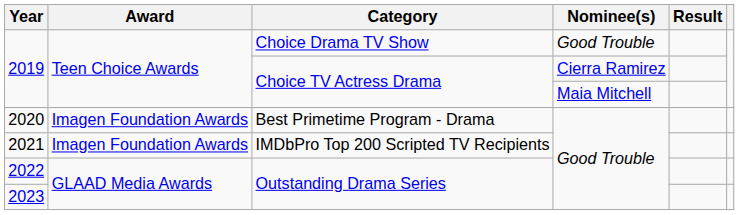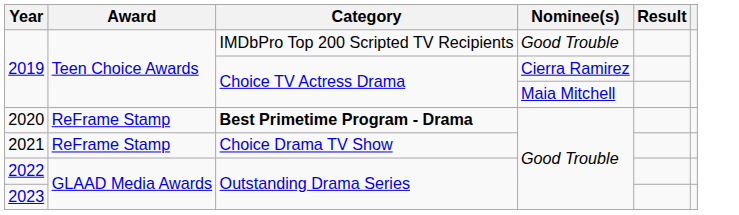(342, 42) Choice Drama TV Show -> (367, 42) IMDbPro Top 200 Scripted TV Recipients
(150, 119) Imagen Foundation Awards -> (111, 119) ReFrame Stamp
(375, 119) normal -> (346, 119) bold
(150, 145) Imagen Foundation Awards -> (111, 145) ReFrame Stamp
(403, 145) IMDbPro Top 200 Scripted TV Recipients -> (306, 145) Choice Drama TV Show
